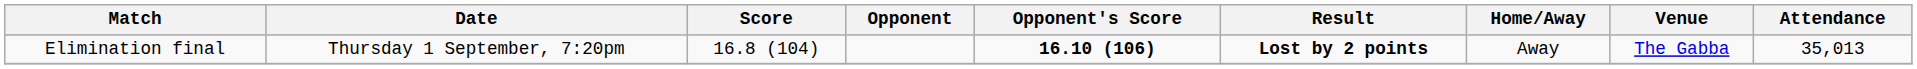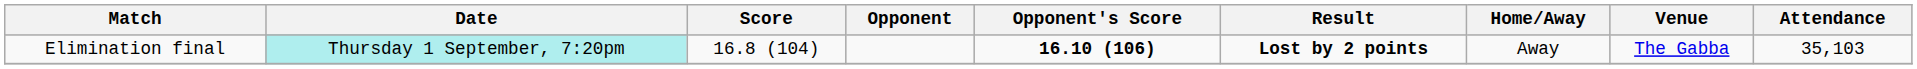(476, 49) no background -> (476, 49) paleturquoise background
(1833, 49) 35,013 -> (1833, 49) 35,103
